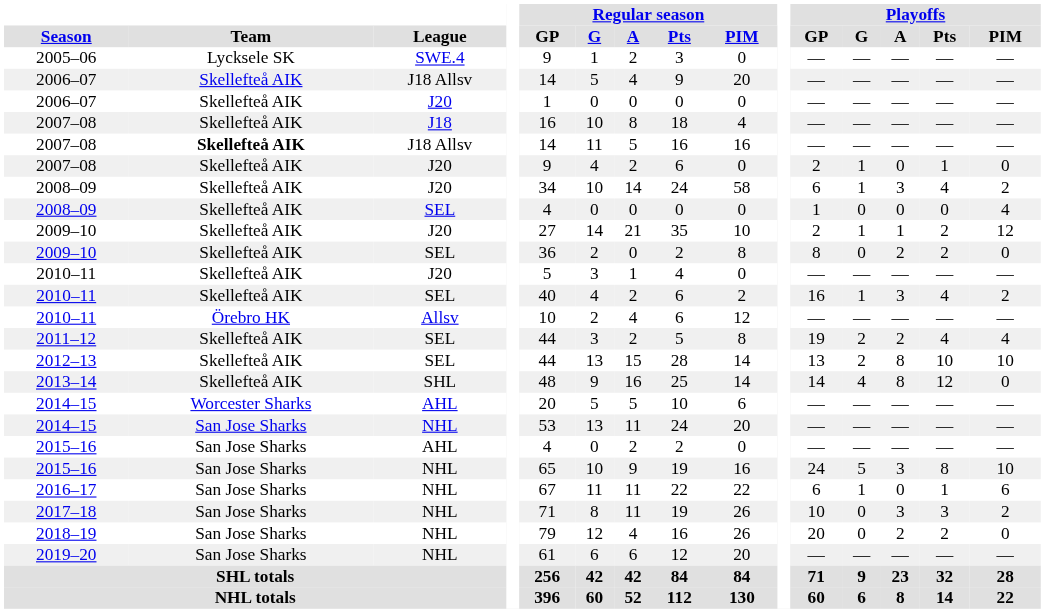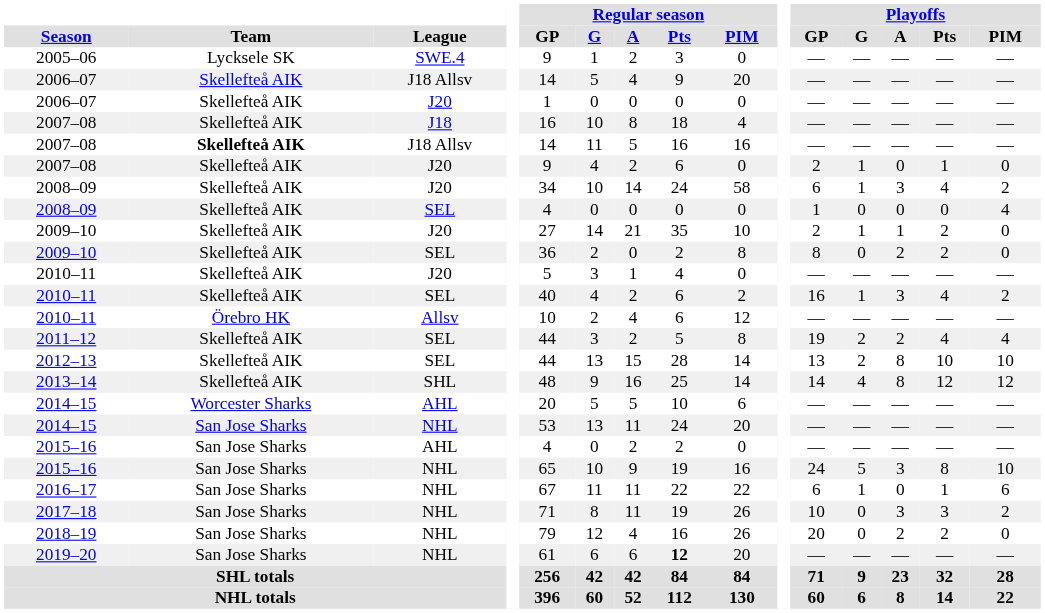(1005, 230) 12 -> (1005, 230) 0
(1005, 381) 0 -> (1005, 381) 12
(679, 554) normal -> (679, 554) bold
